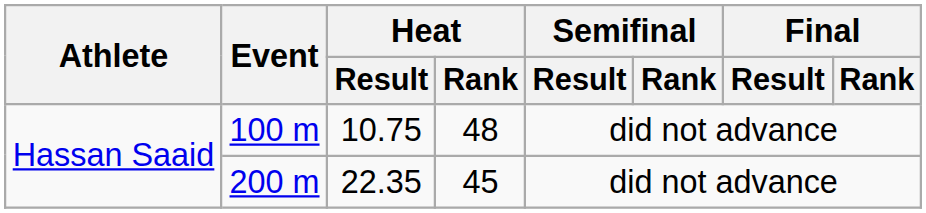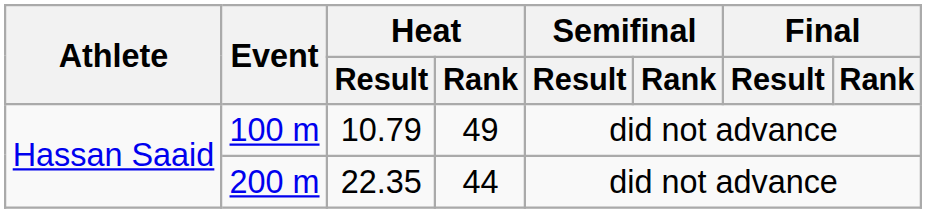(381, 131) 10.75 -> (381, 131) 10.79
(480, 131) 48 -> (480, 131) 49
(480, 182) 45 -> (480, 182) 44
